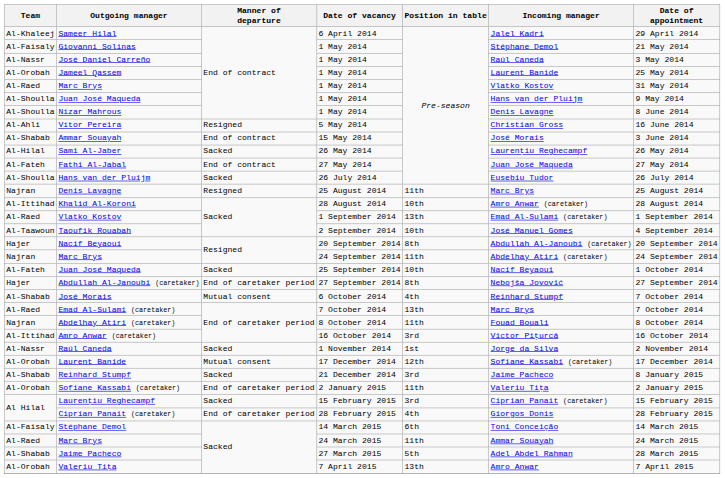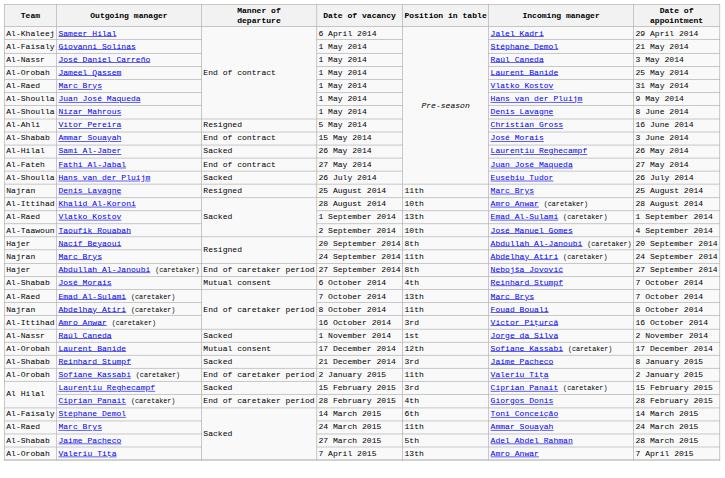- row: (100, 270)
